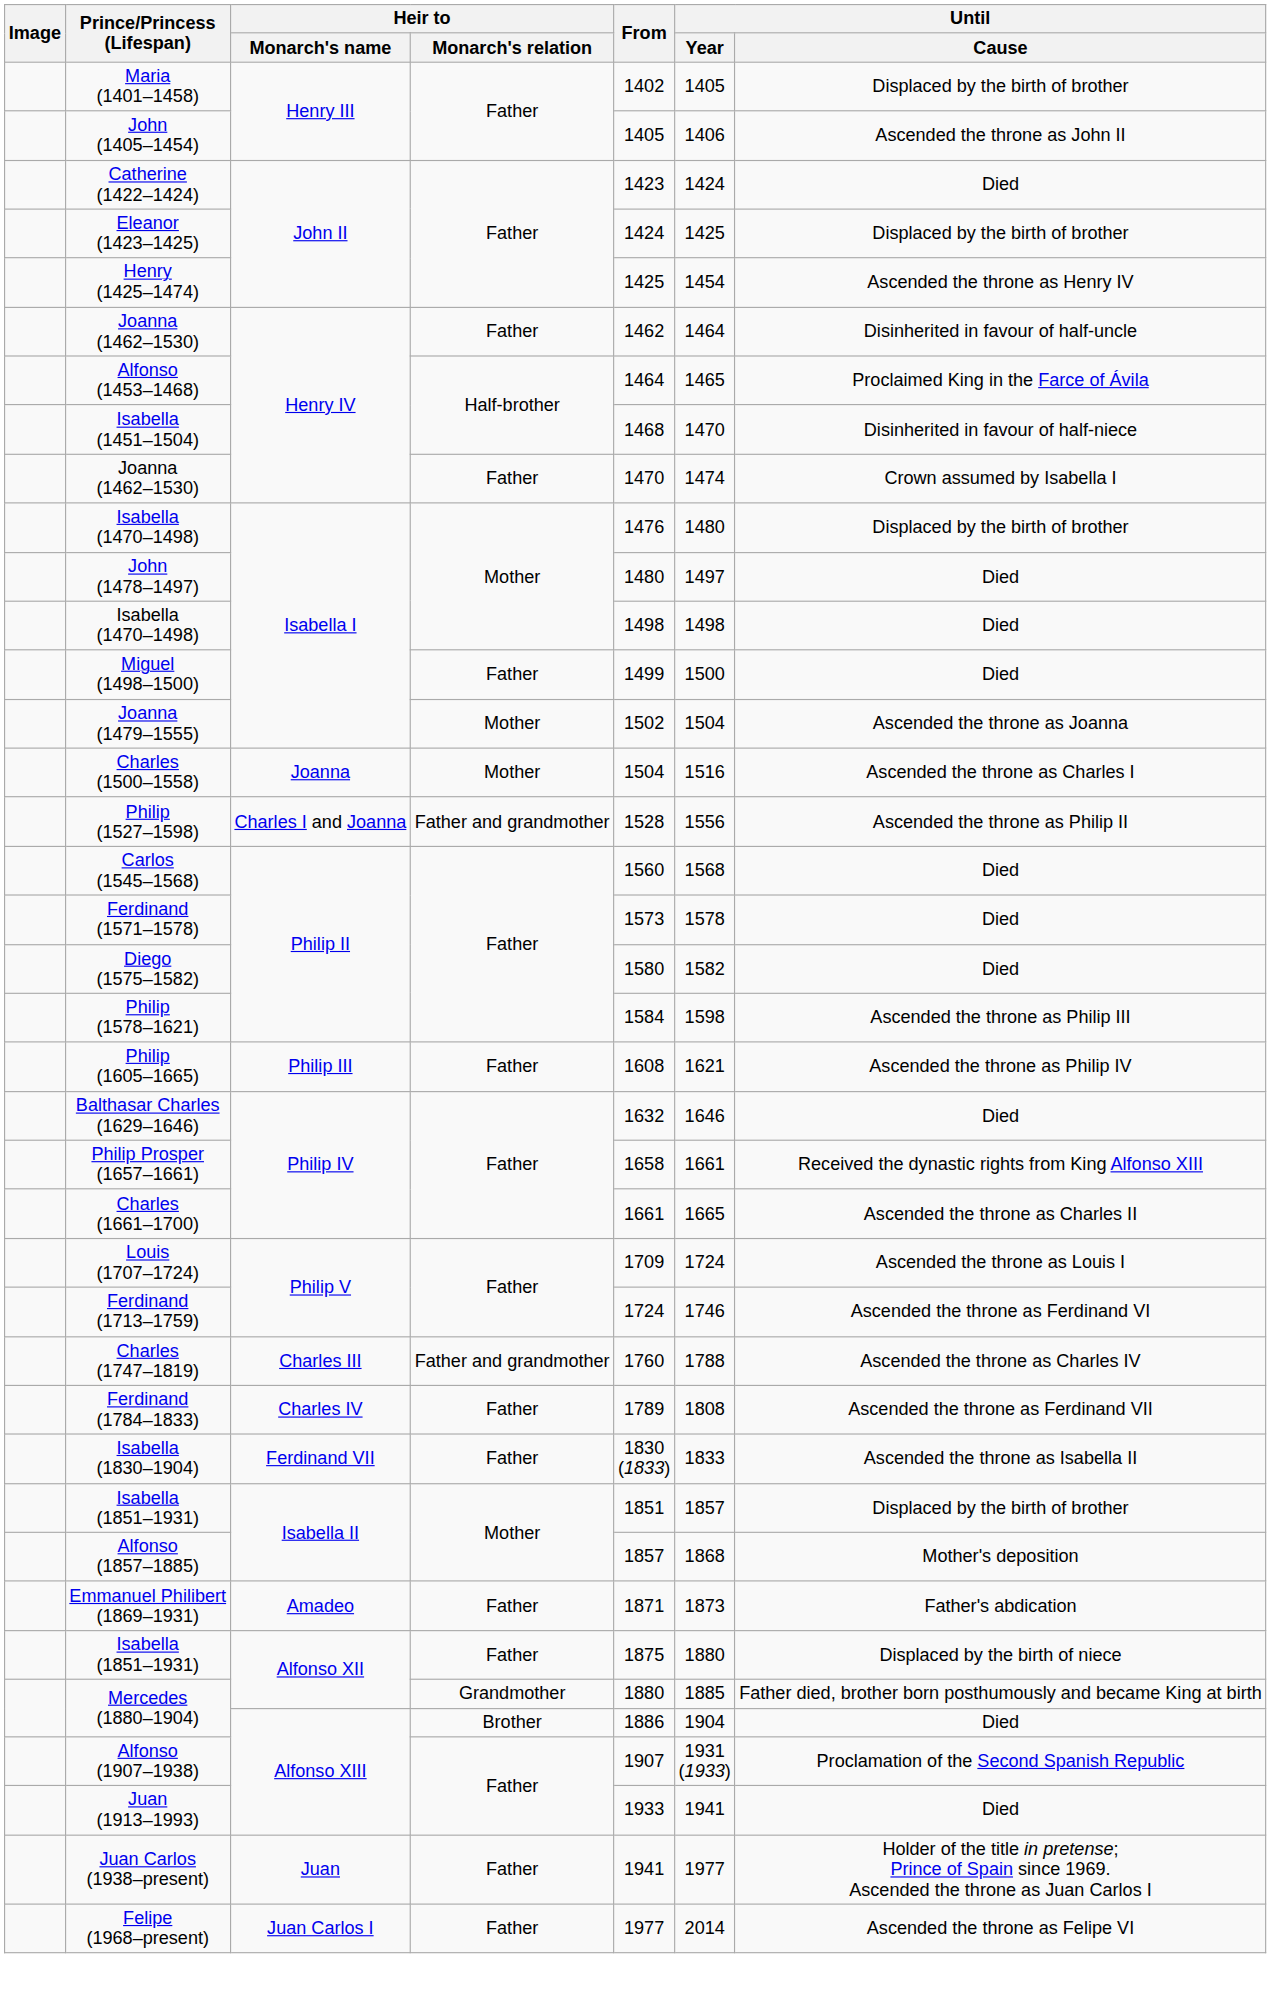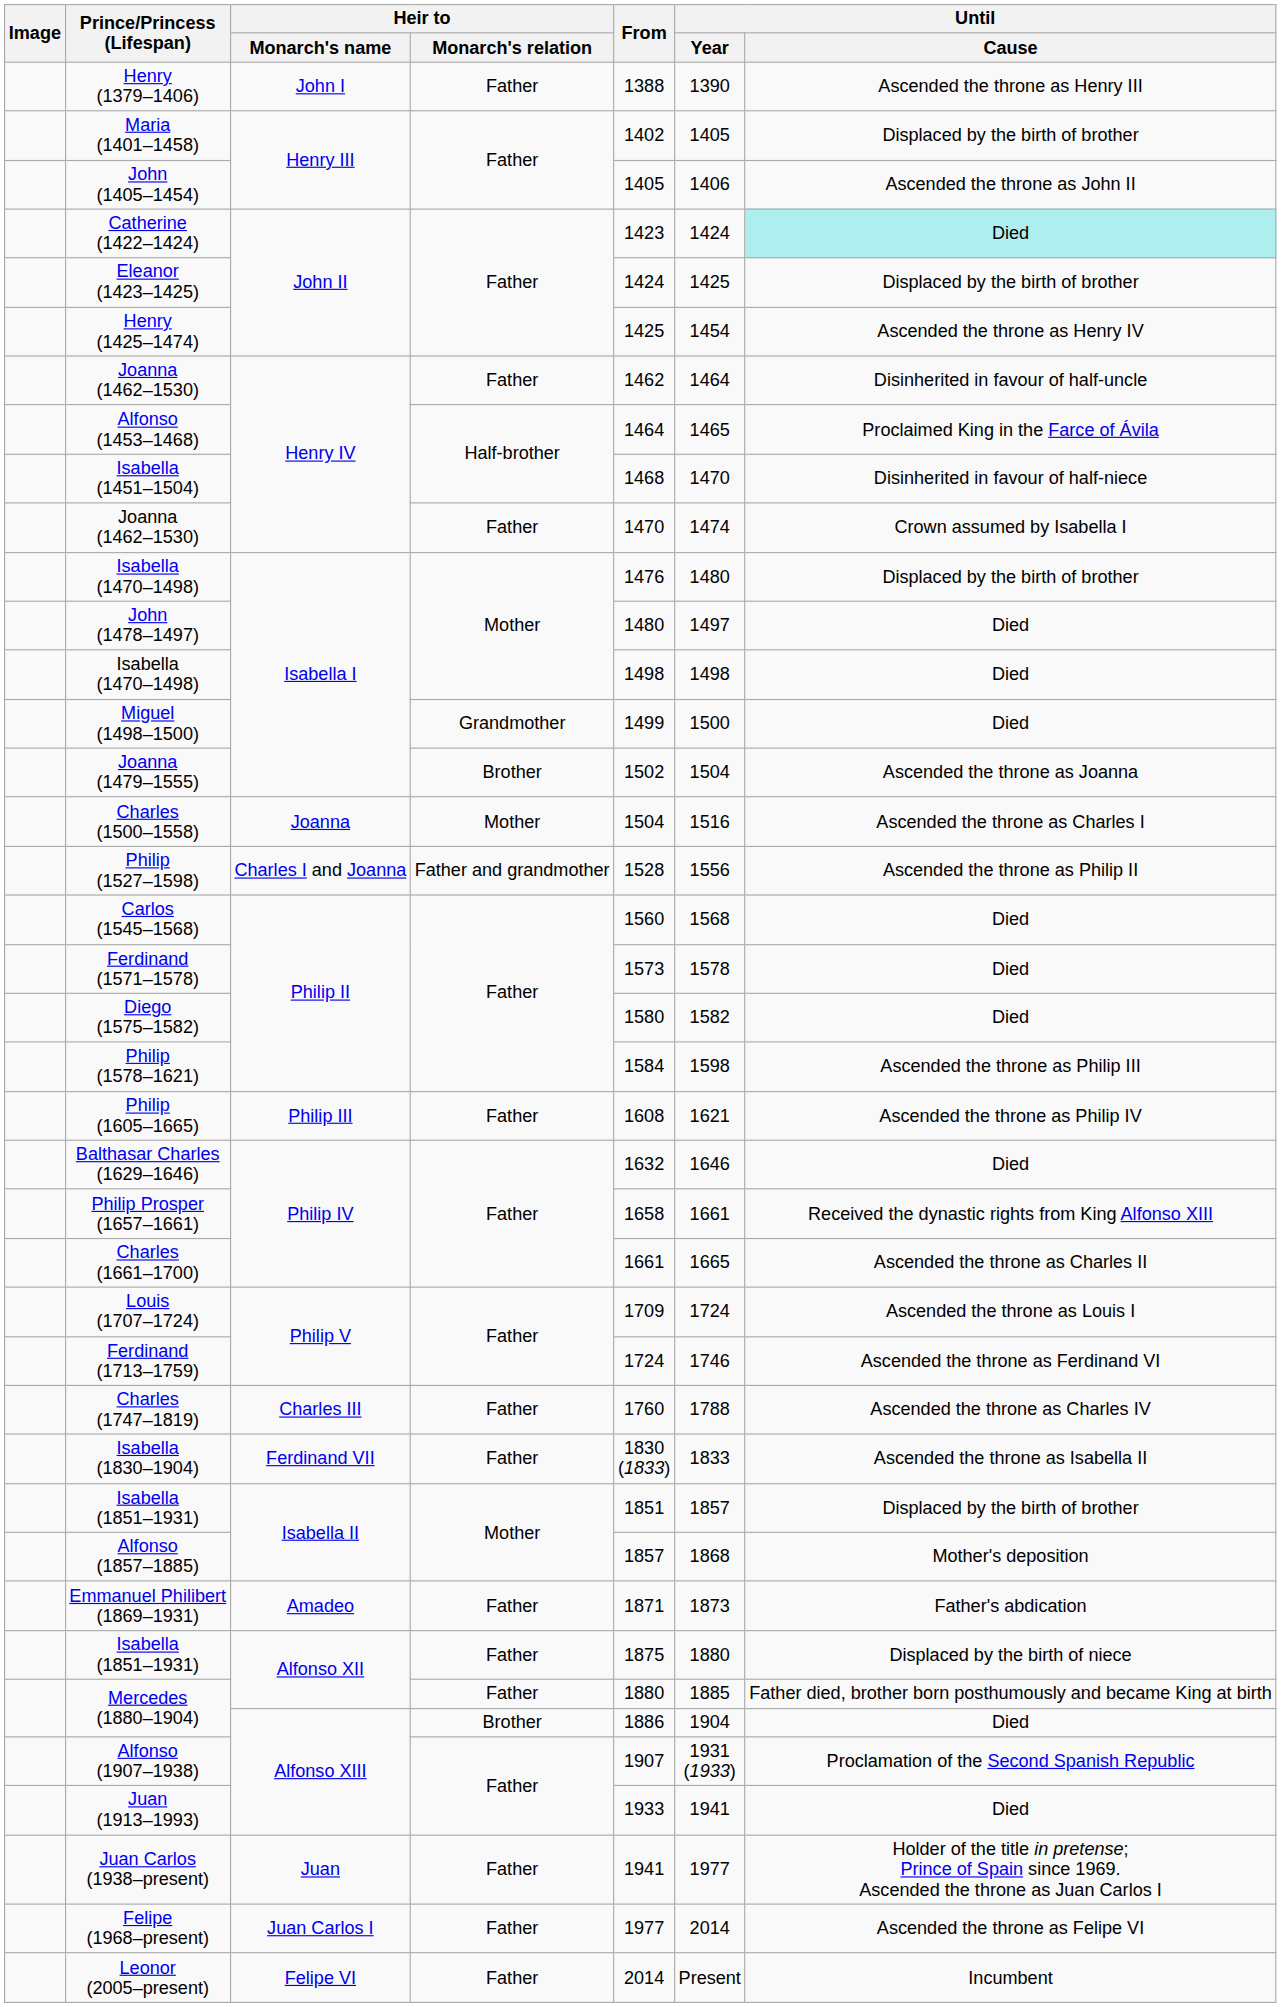+ row: (148, 86)
(1000, 184) no background -> (1011, 233) paleturquoise background
(512, 674) Father -> (512, 723) Grandmother
(512, 723) Mother -> (512, 772) Brother
(512, 1360) Father and grandmother -> (512, 1409) Father
- row: (148, 1409)
(512, 1693) Grandmother -> (512, 1693) Father
+ row: (148, 1977)
